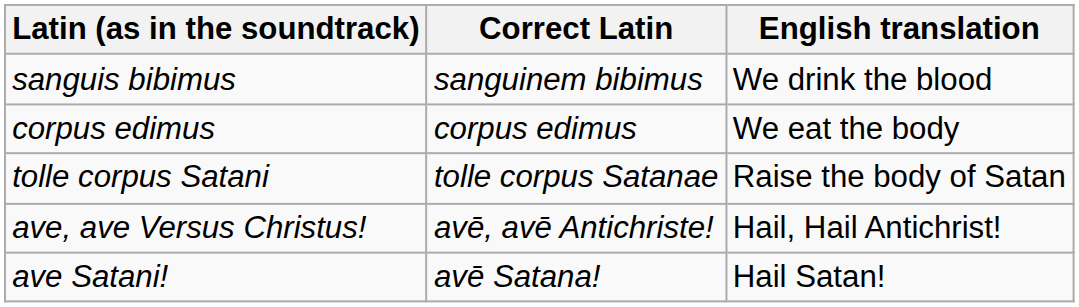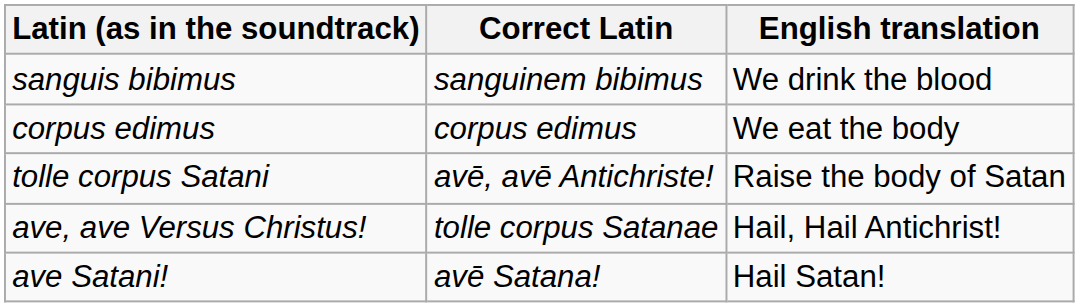(576, 177) tolle corpus Satanae -> (574, 177) avē, avē Antichriste!
(574, 227) avē, avē Antichriste! -> (576, 227) tolle corpus Satanae
